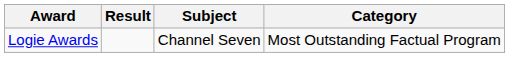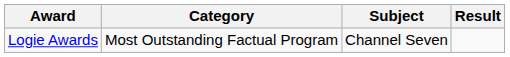columns swapped: (384, 16) <-> (128, 16)
